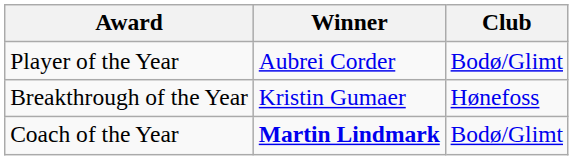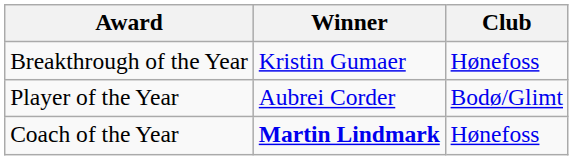rows swapped: (94, 60) <-> (129, 97)
(507, 135) Bodø/Glimt -> (495, 135) Hønefoss
